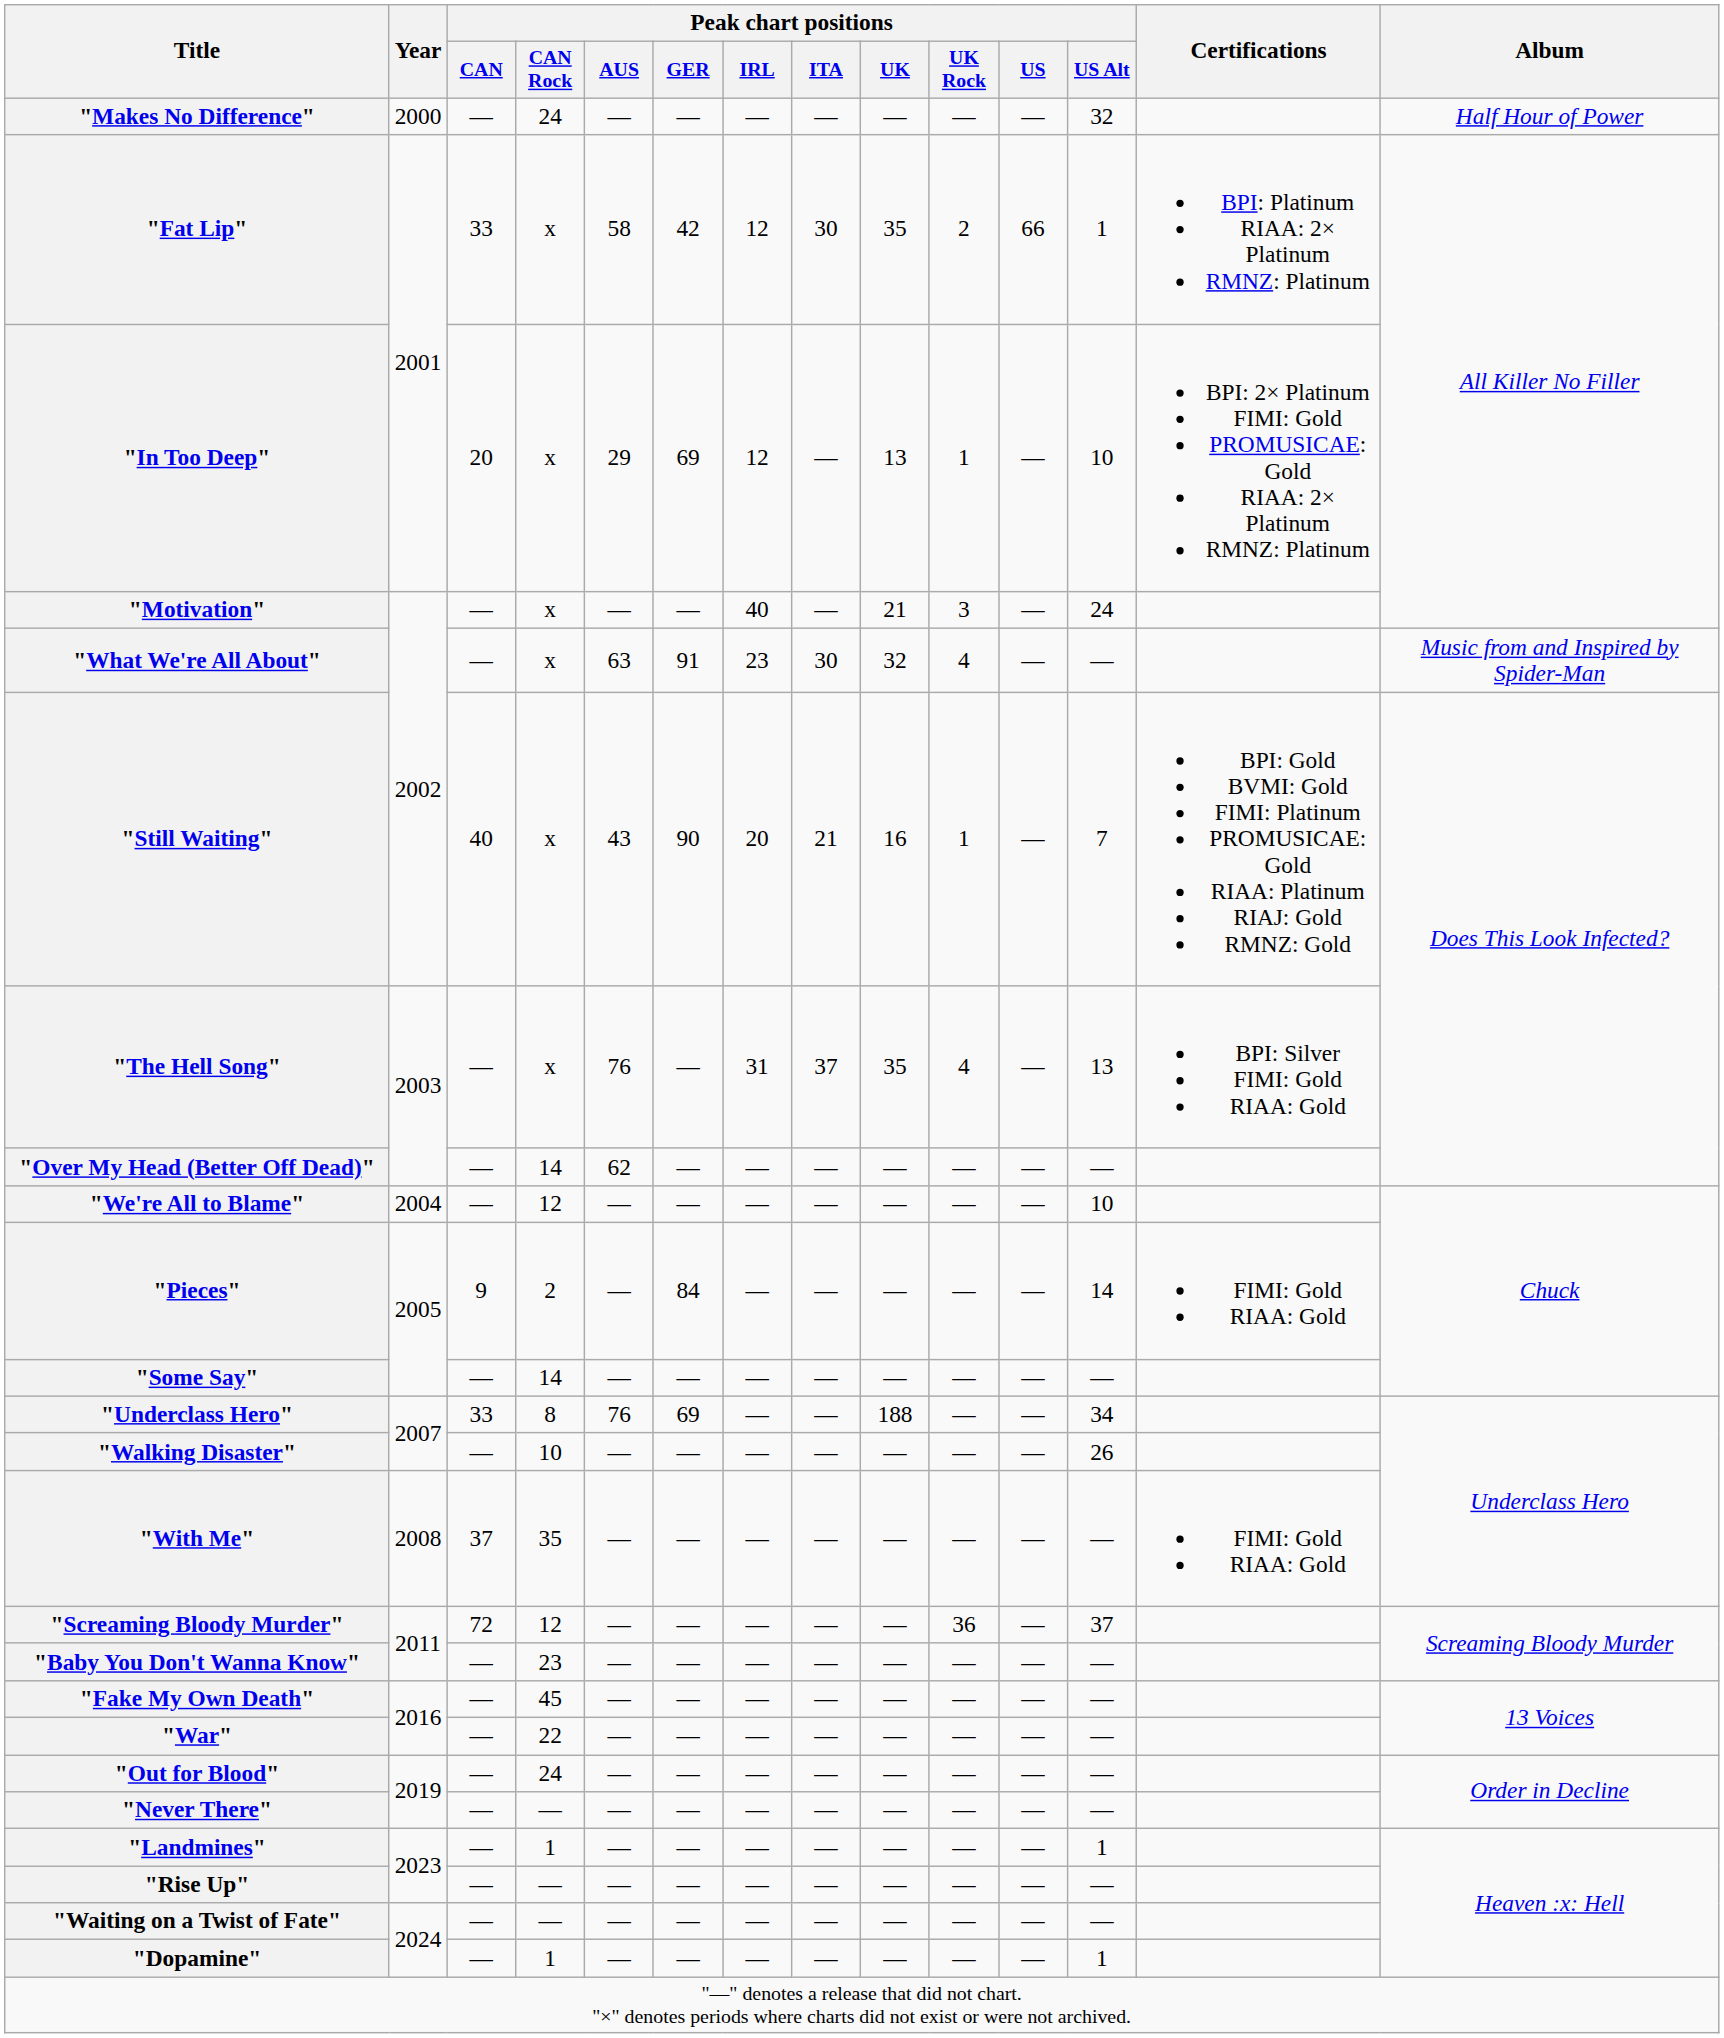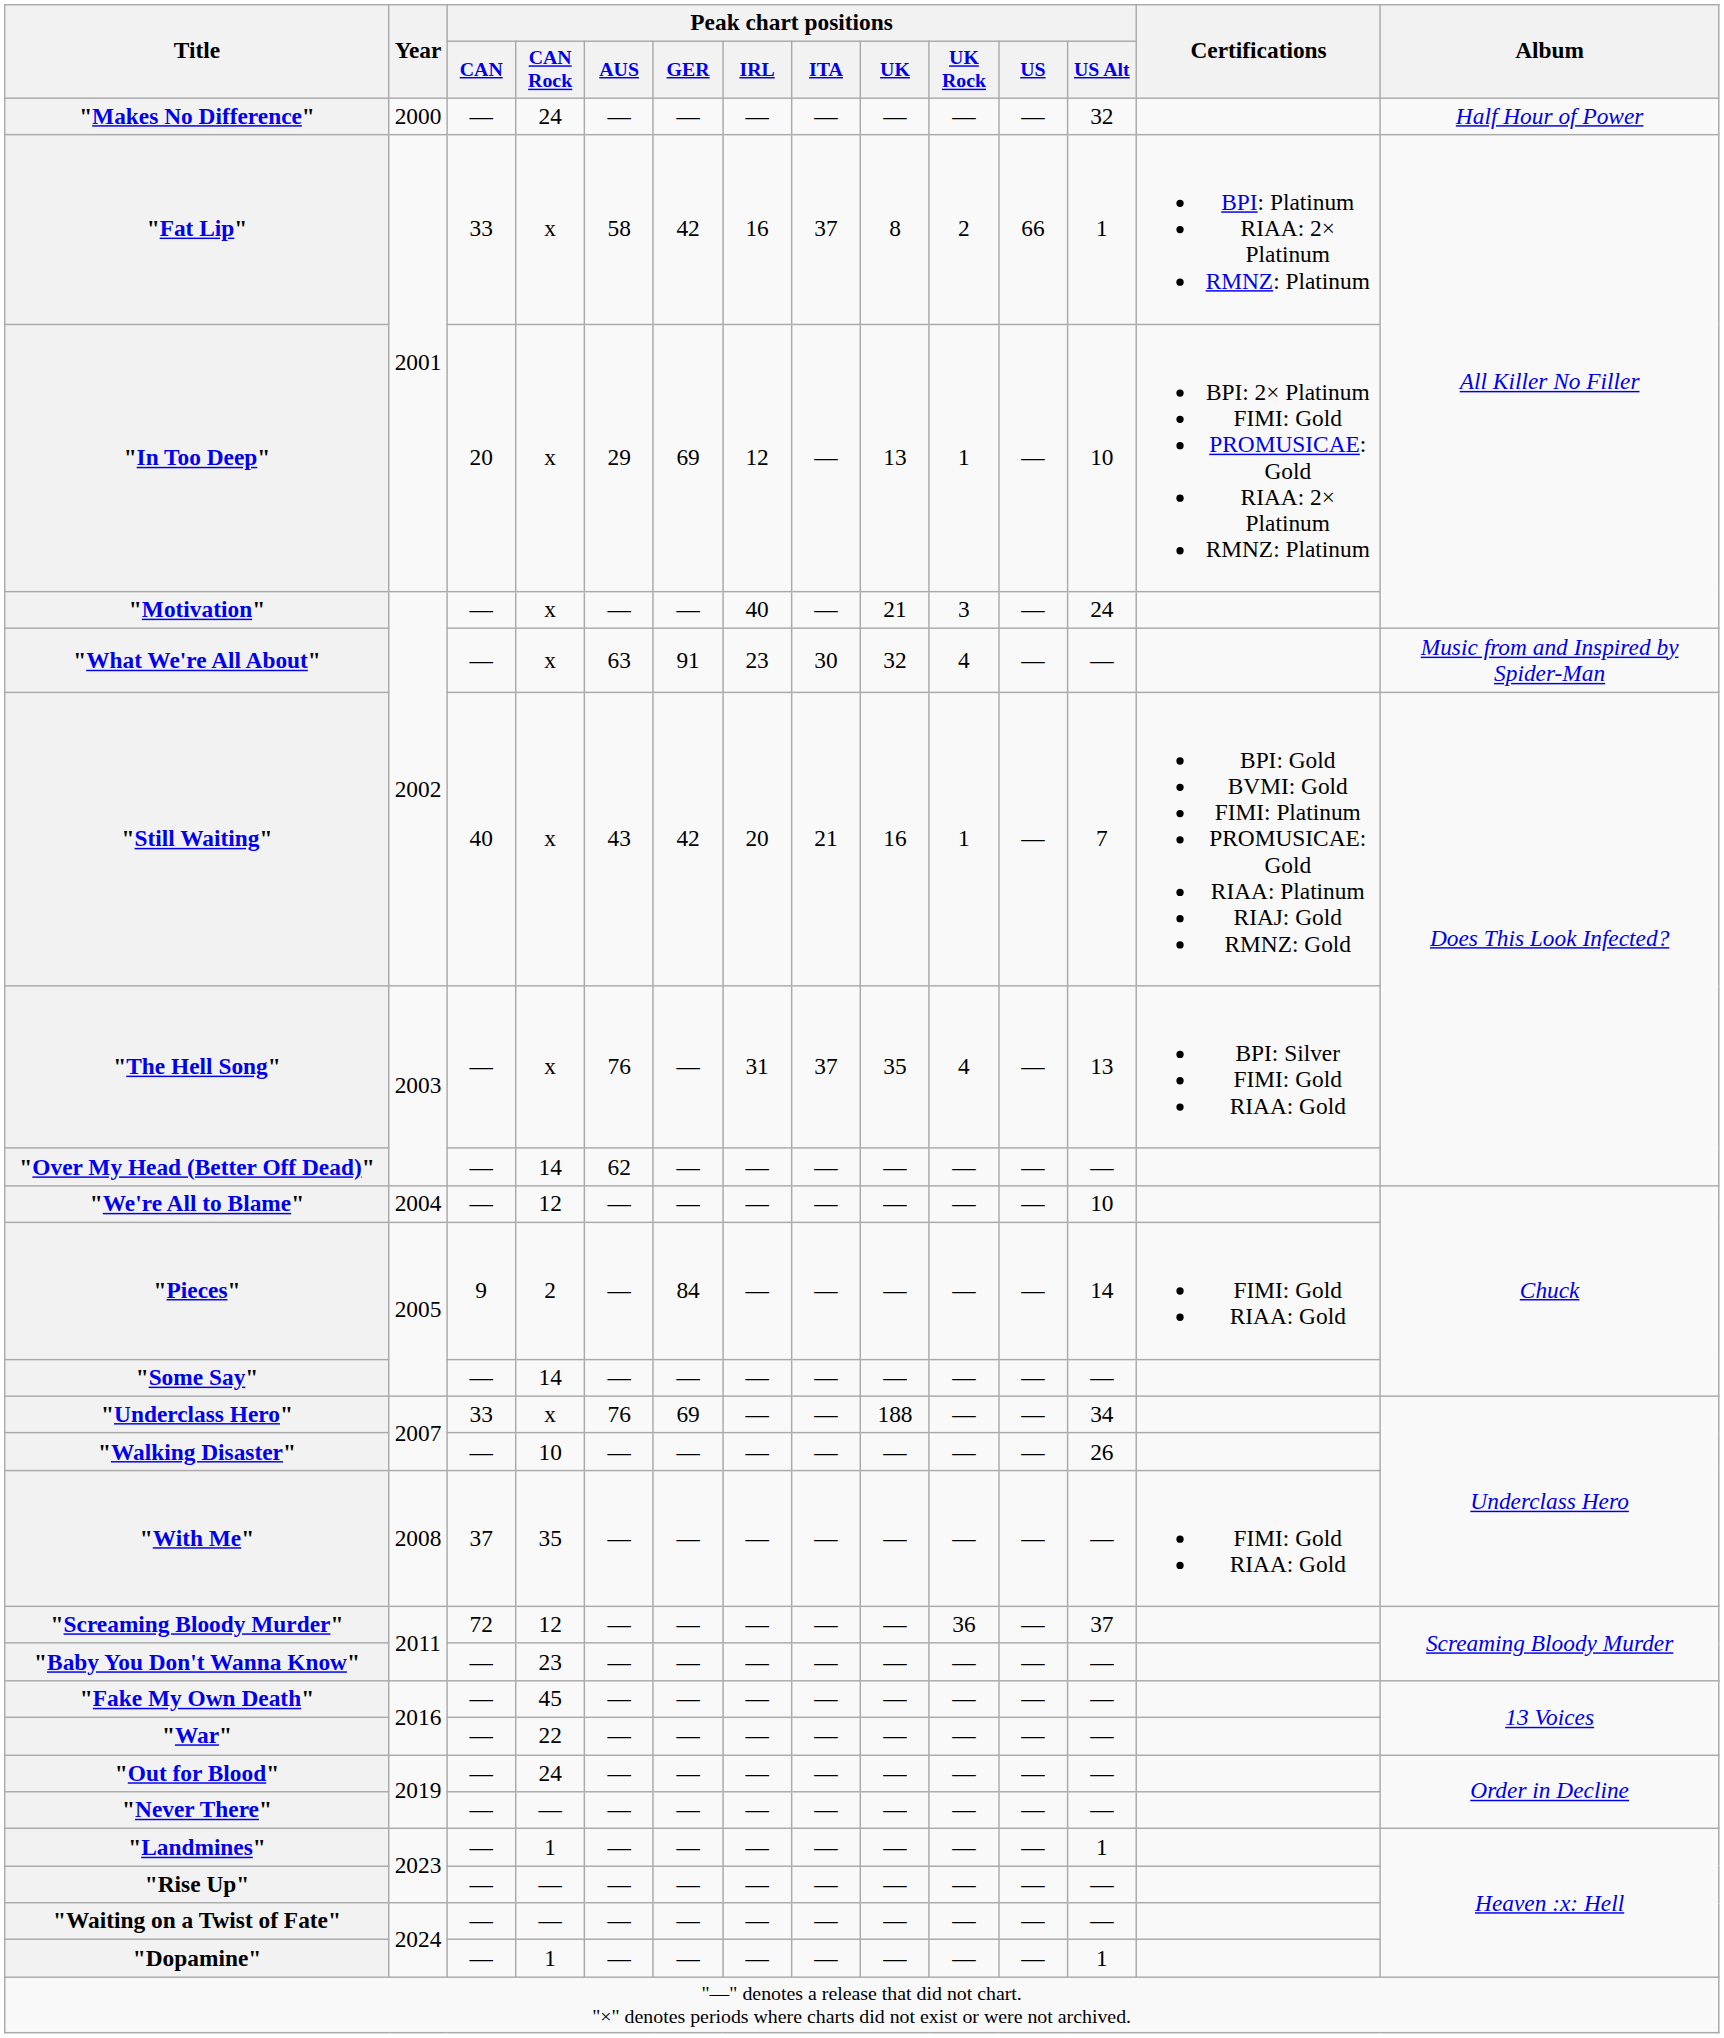(757, 229) 12 -> (757, 229) 16
(826, 229) 30 -> (826, 229) 37
(895, 229) 35 -> (895, 229) 8
(688, 838) 90 -> (688, 838) 42
(550, 1414) 8 -> (550, 1414) x
